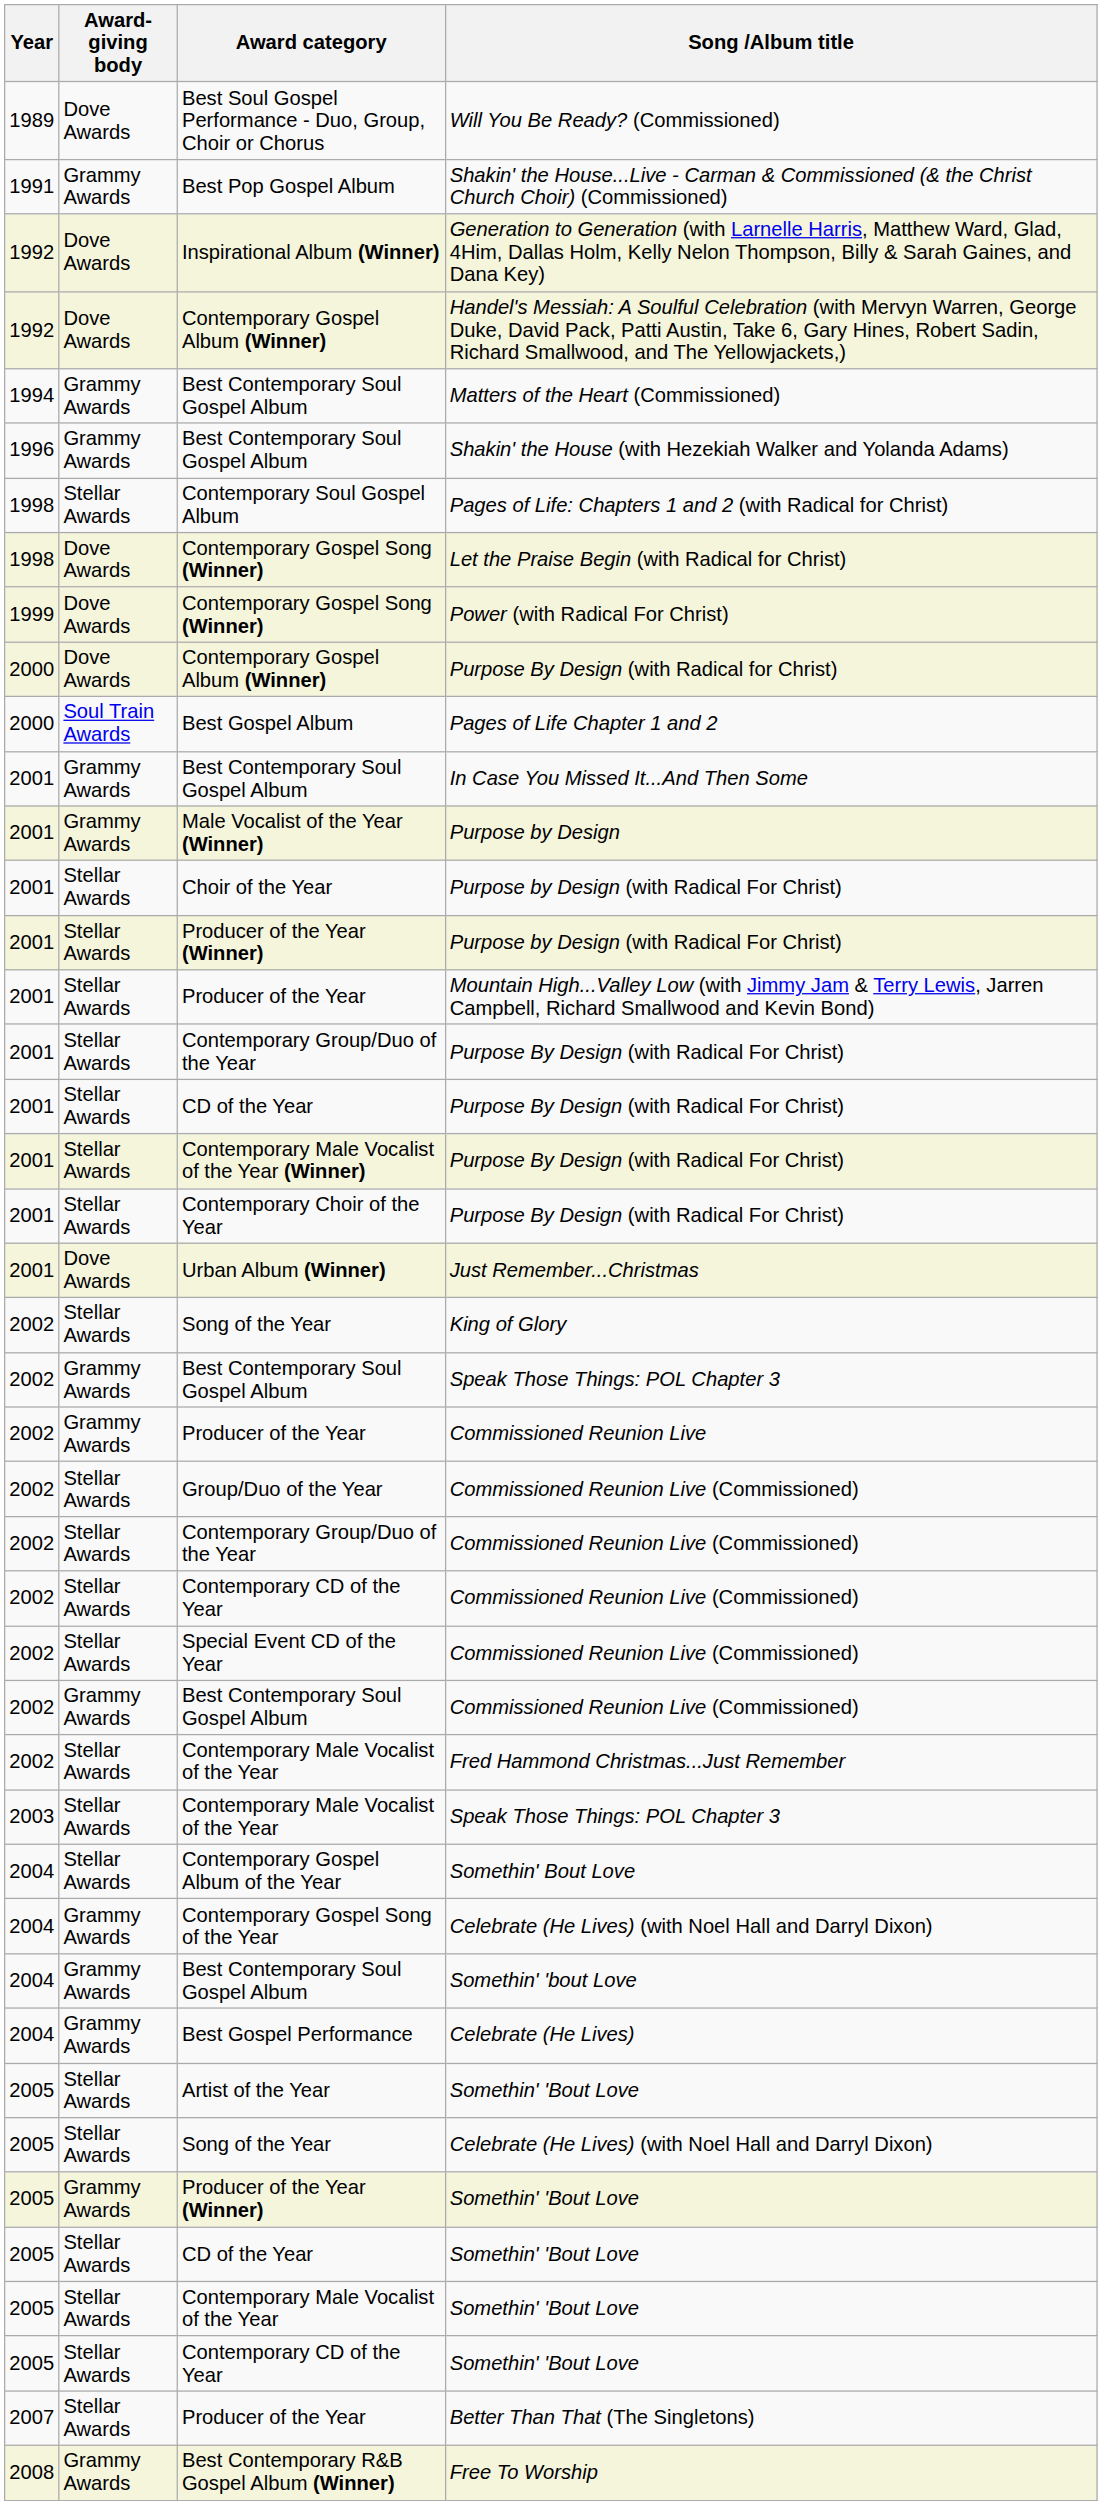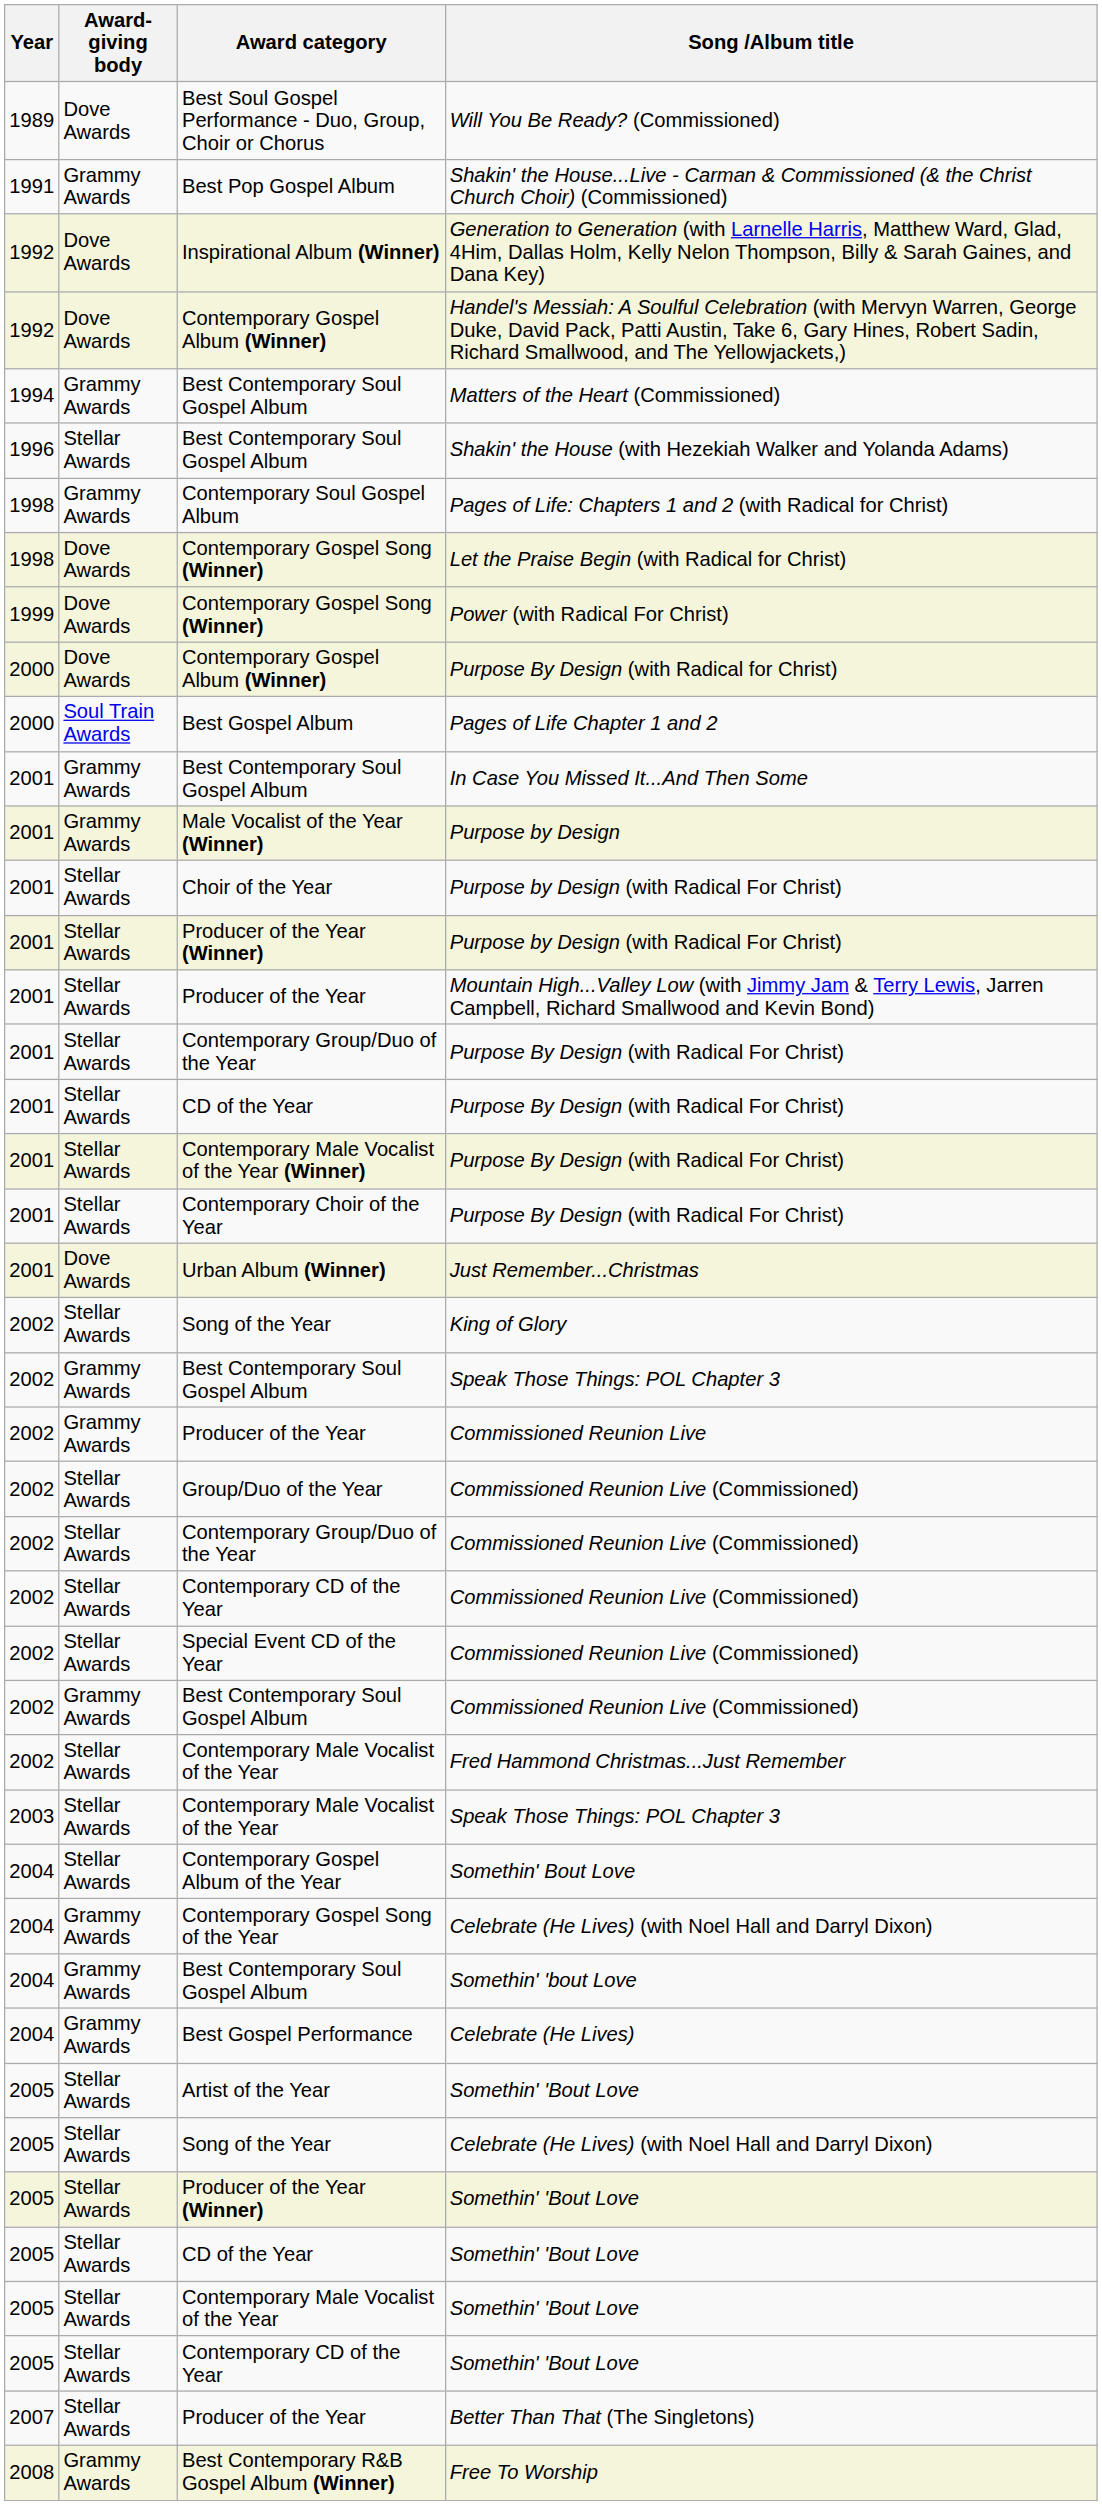(102, 450) Grammy Awards -> (97, 450) Stellar Awards
(97, 505) Stellar Awards -> (102, 505) Grammy Awards
(102, 2199) Grammy Awards -> (97, 2199) Stellar Awards
